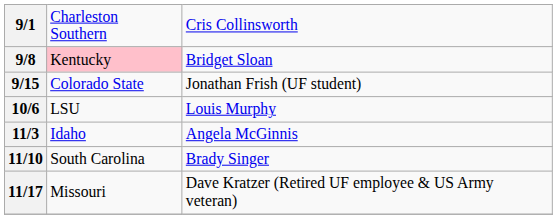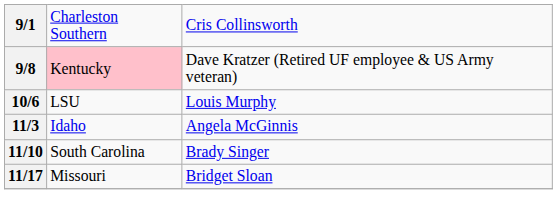(229, 59) Bridget Sloan -> (340, 68) Dave Kratzer (Retired UF employee & US Army veteran)
- row: (26, 84)
(340, 192) Dave Kratzer (Retired UF employee & US Army veteran) -> (229, 176) Bridget Sloan
